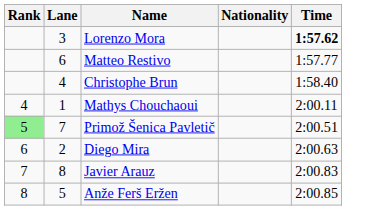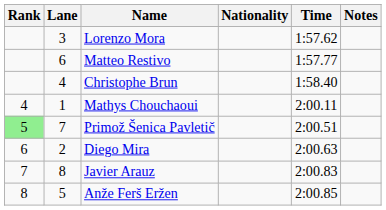+ column: (361, 15)
(317, 37) bold -> (316, 37) normal
